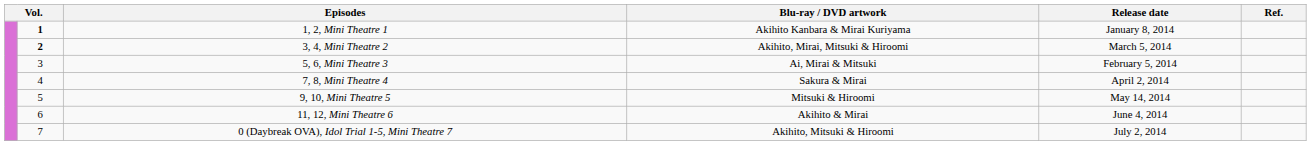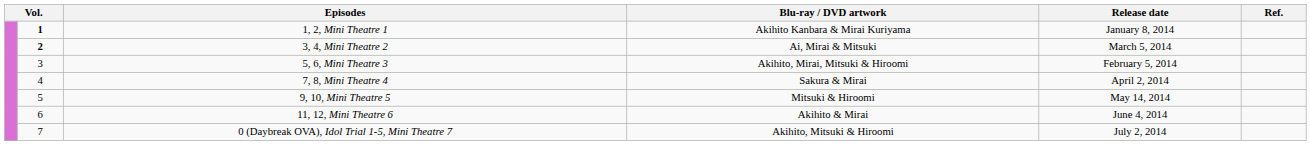(833, 47) Akihito, Mirai, Mitsuki & Hiroomi -> (833, 47) Ai, Mirai & Mitsuki
(833, 64) Ai, Mirai & Mitsuki -> (833, 64) Akihito, Mirai, Mitsuki & Hiroomi
